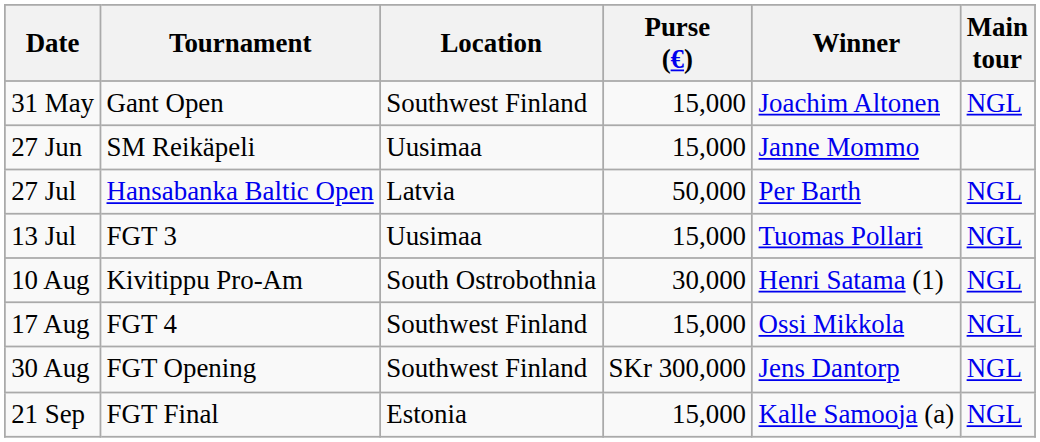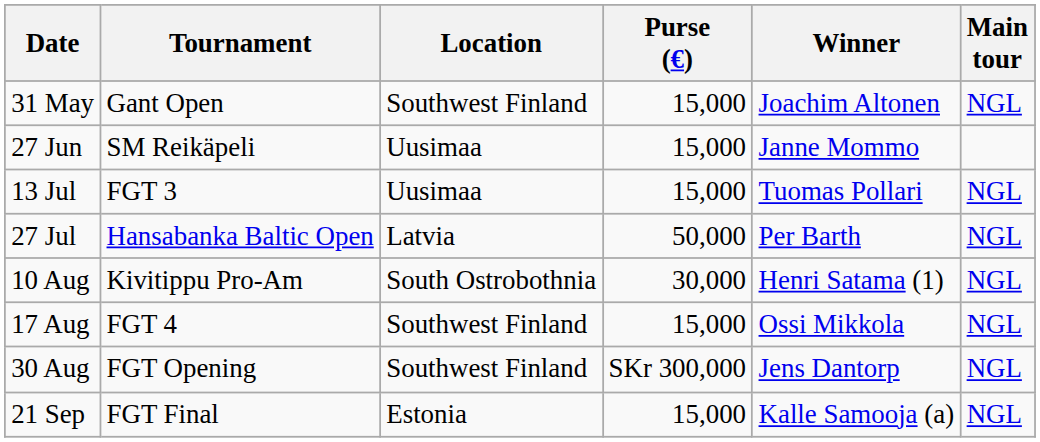rows swapped: (44, 236) <-> (44, 191)
